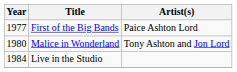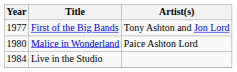(161, 28) Paice Ashton Lord -> (177, 28) Tony Ashton and Jon Lord
(177, 43) Tony Ashton and Jon Lord -> (161, 43) Paice Ashton Lord
